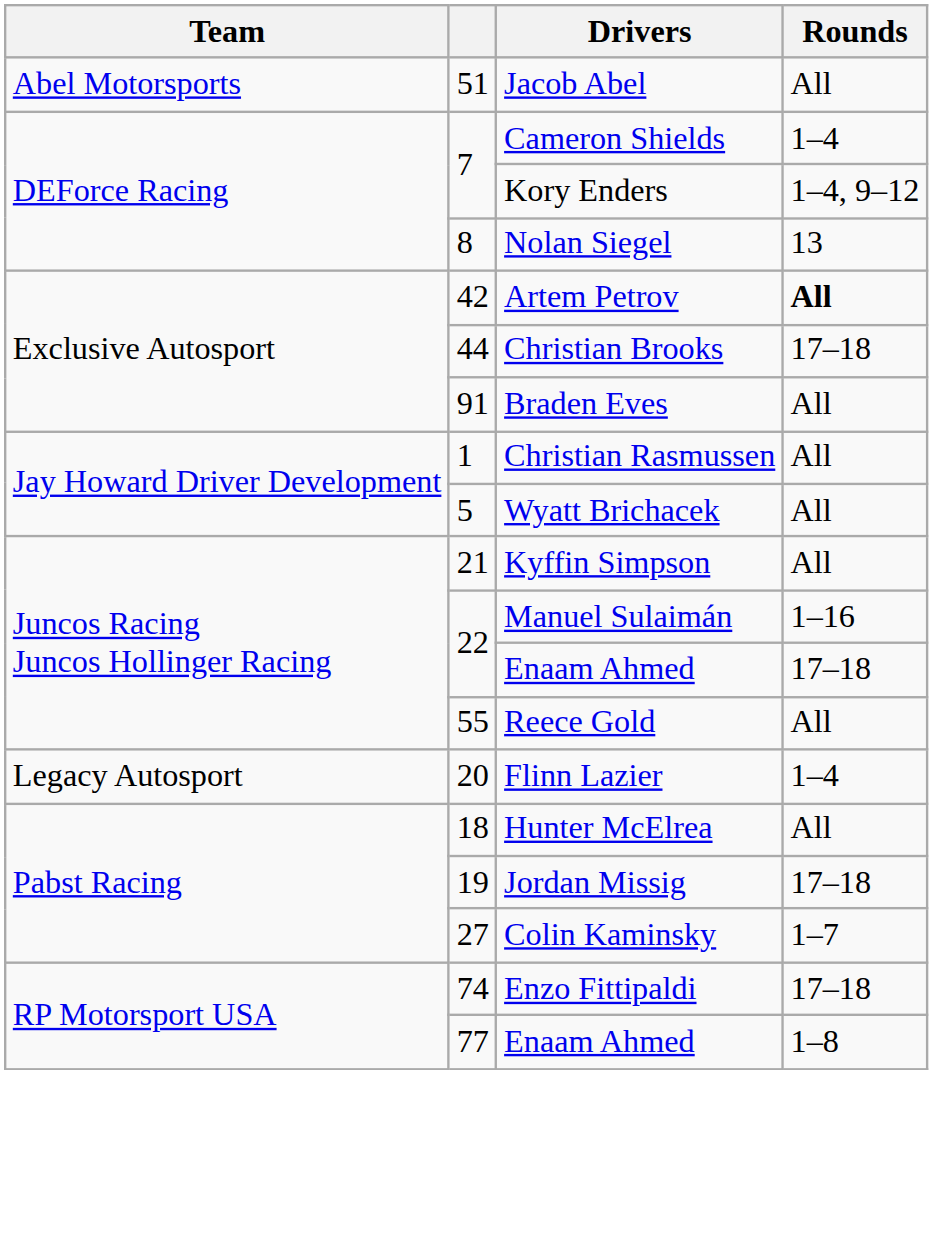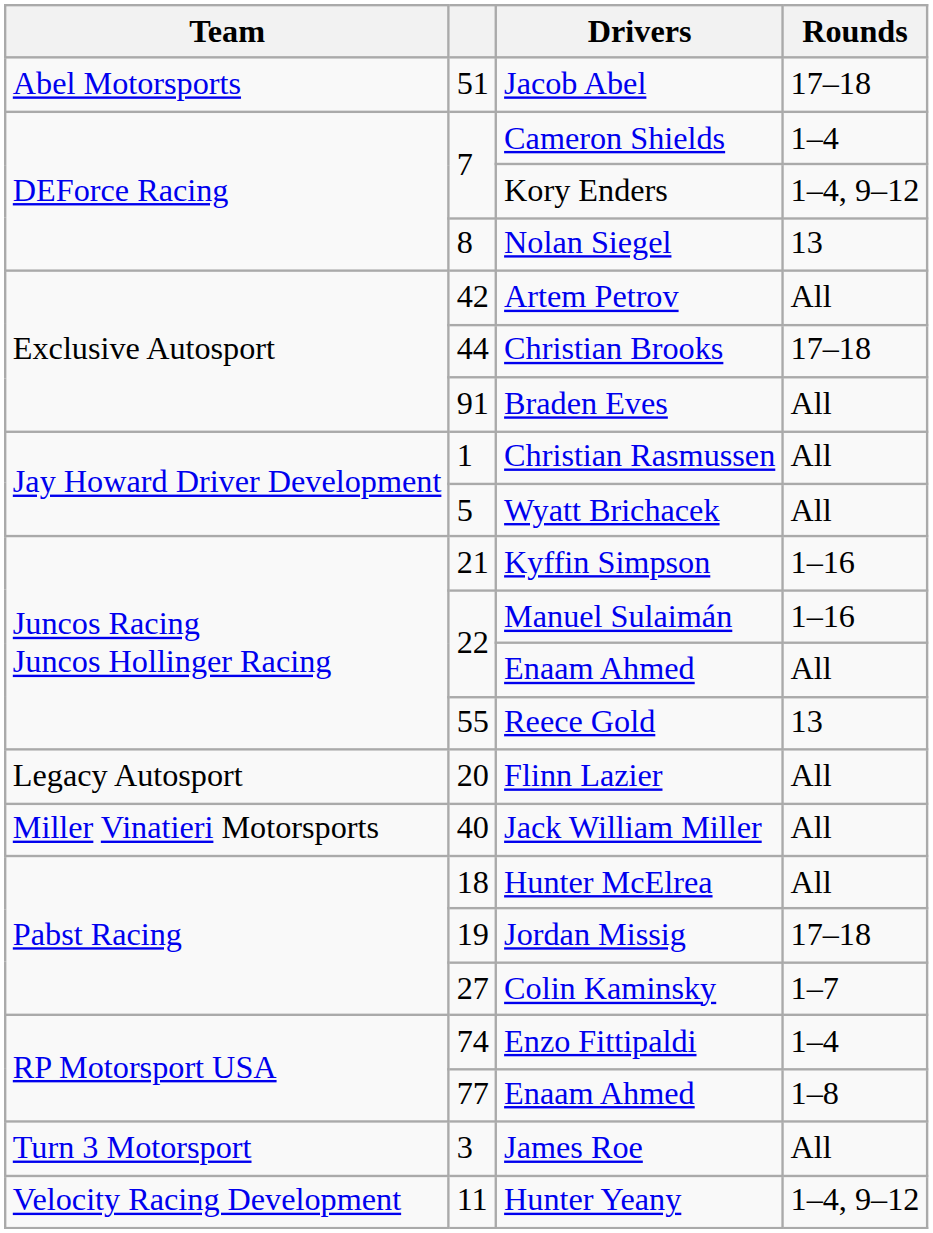(811, 83) All -> (831, 83) 17–18
(811, 296) bold -> (811, 296) normal
(811, 562) All -> (823, 562) 1–16
(831, 668) 17–18 -> (811, 668) All
(811, 721) All -> (807, 721) 13
(815, 775) 1–4 -> (811, 775) All
+ row: (473, 828)
(831, 987) 17–18 -> (815, 1041) 1–4
+ row: (465, 1147)
+ row: (472, 1200)
